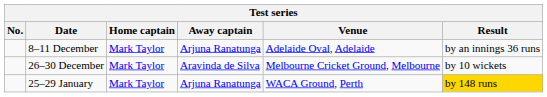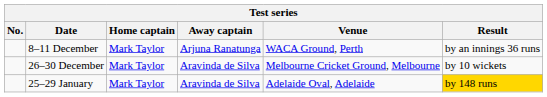(320, 48) Adelaide Oval, Adelaide -> (314, 48) WACA Ground, Perth
(220, 83) Arjuna Ranatunga -> (220, 83) Aravinda de Silva
(314, 83) WACA Ground, Perth -> (320, 83) Adelaide Oval, Adelaide
